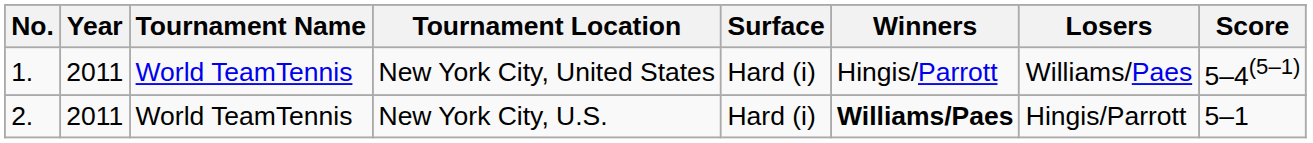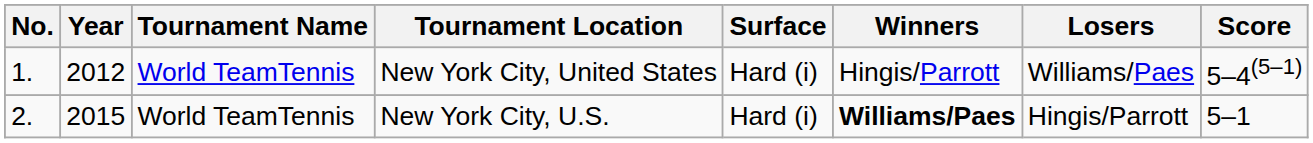(95, 72) 2011 -> (96, 72) 2012
(95, 117) 2011 -> (96, 117) 2015
